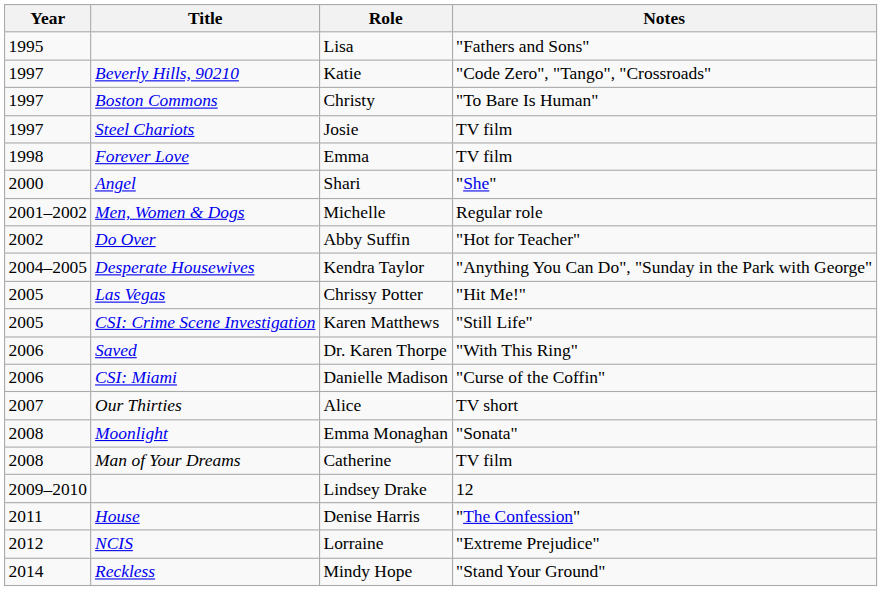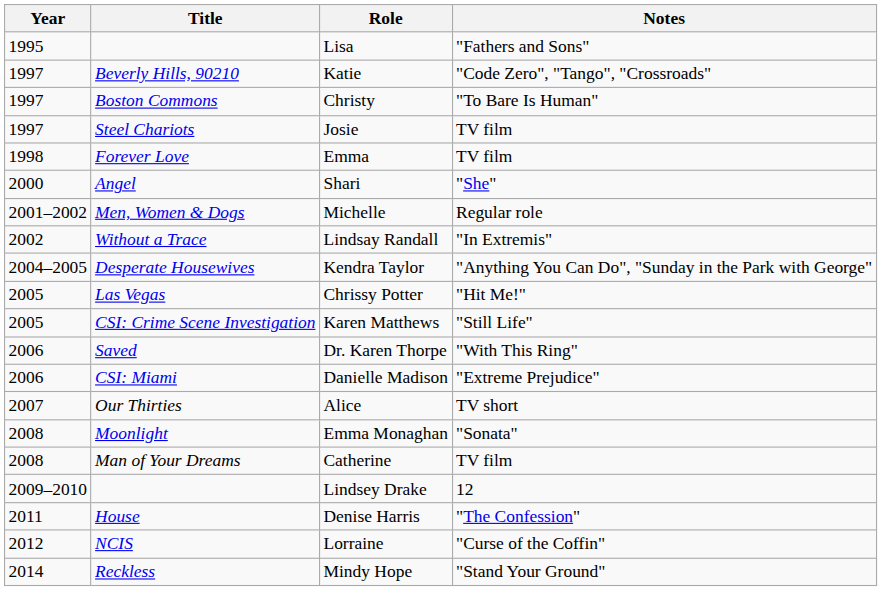- row: (367, 239)
+ row: (381, 239)
(531, 377) "Curse of the Coffin" -> (528, 377) "Extreme Prejudice"
(528, 543) "Extreme Prejudice" -> (531, 543) "Curse of the Coffin"
